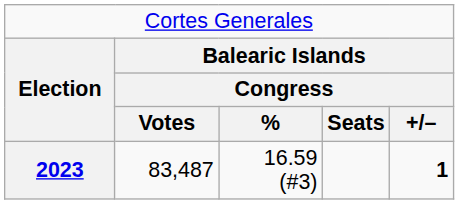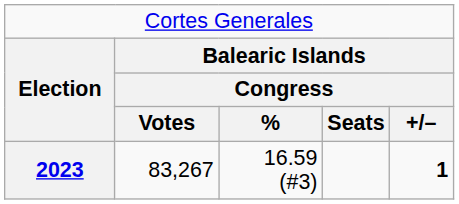(181, 169) 83,487 -> (181, 169) 83,267
